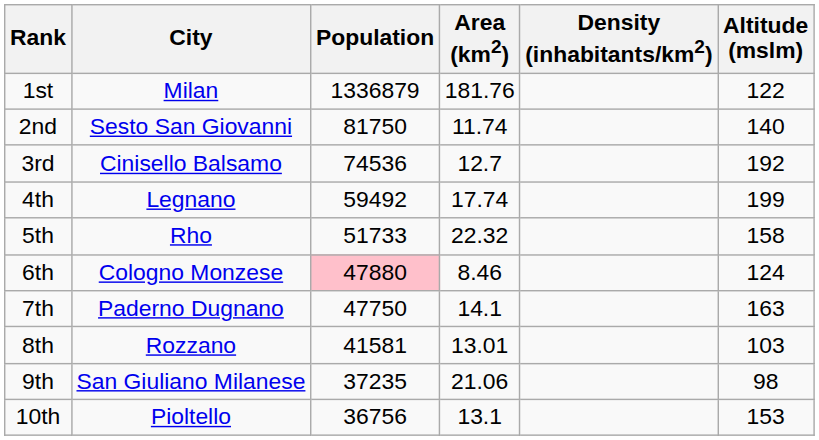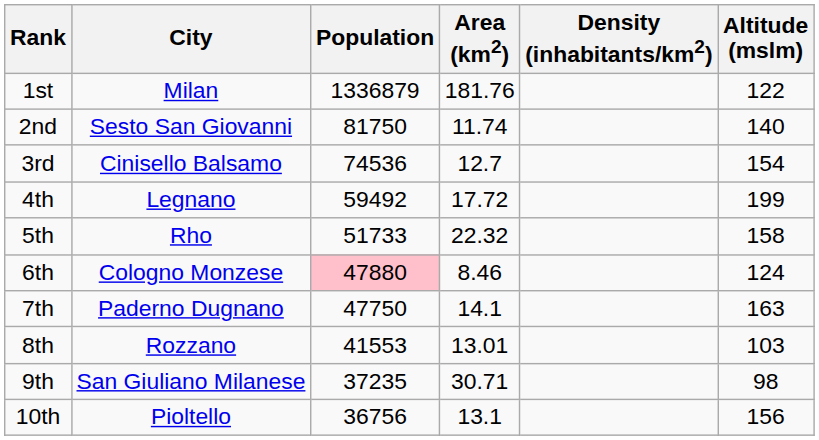(766, 163) 192 -> (766, 163) 154
(480, 199) 17.74 -> (480, 199) 17.72
(375, 344) 41581 -> (375, 344) 41553
(480, 381) 21.06 -> (480, 381) 30.71
(766, 417) 153 -> (766, 417) 156
